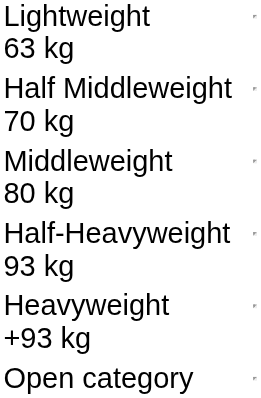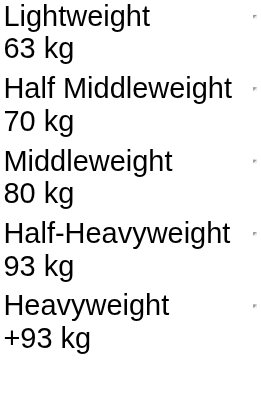- row: (98, 378)
